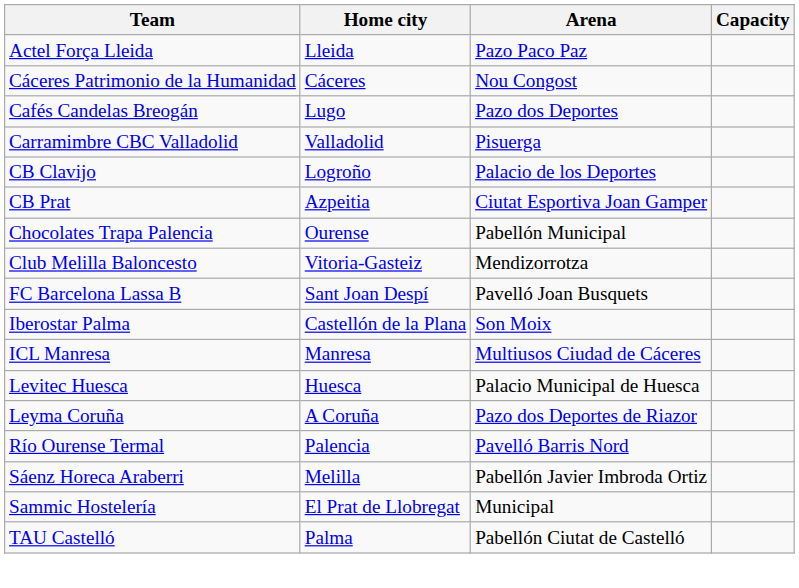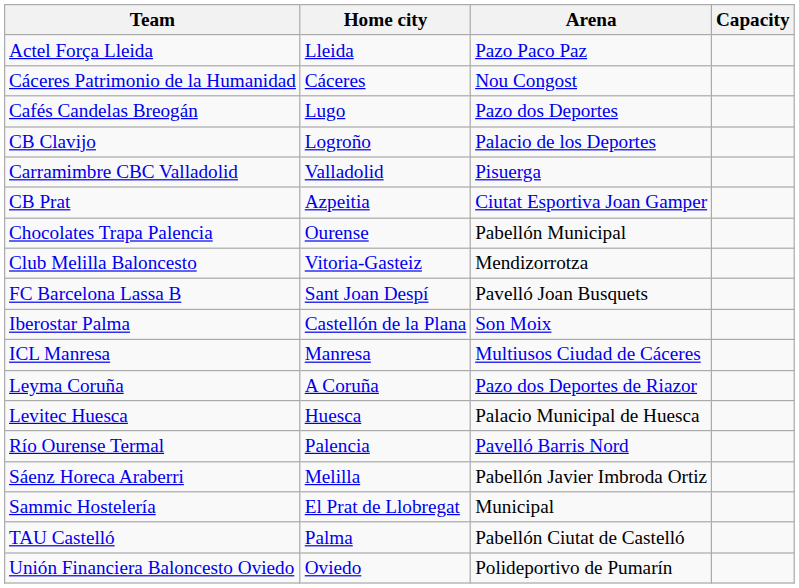rows swapped: (124, 141) <-> (52, 171)
rows swapped: (68, 385) <-> (66, 415)
+ row: (152, 567)
